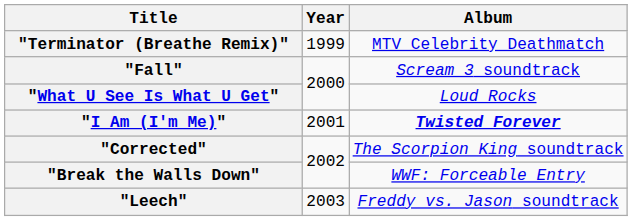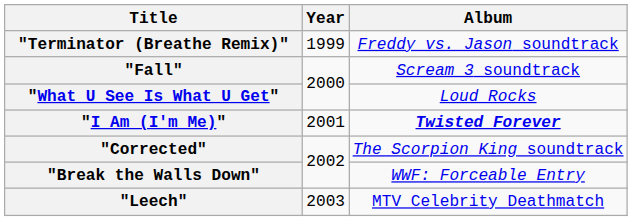(488, 44) MTV Celebrity Deathmatch -> (488, 44) Freddy vs. Jason soundtrack
(488, 202) Freddy vs. Jason soundtrack -> (488, 202) MTV Celebrity Deathmatch
